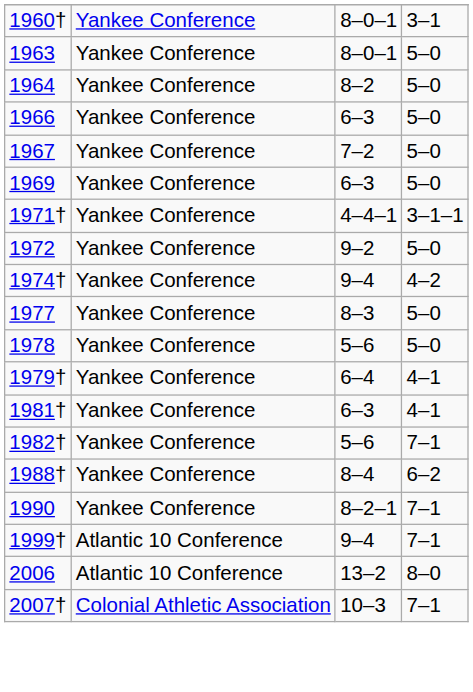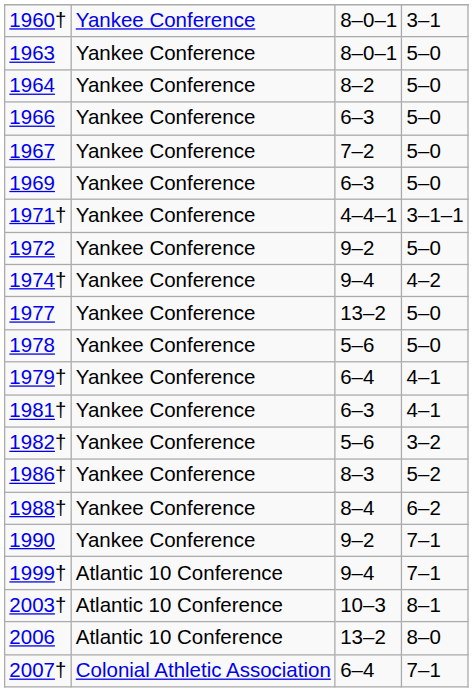(357, 313) 8–3 -> (363, 313) 13–2
(424, 442) 7–1 -> (424, 442) 3–2
+ row: (38, 475)
(369, 507) 8–2–1 -> (357, 540) 9–2
+ row: (38, 605)
(363, 605) 10–3 -> (357, 670) 6–4
